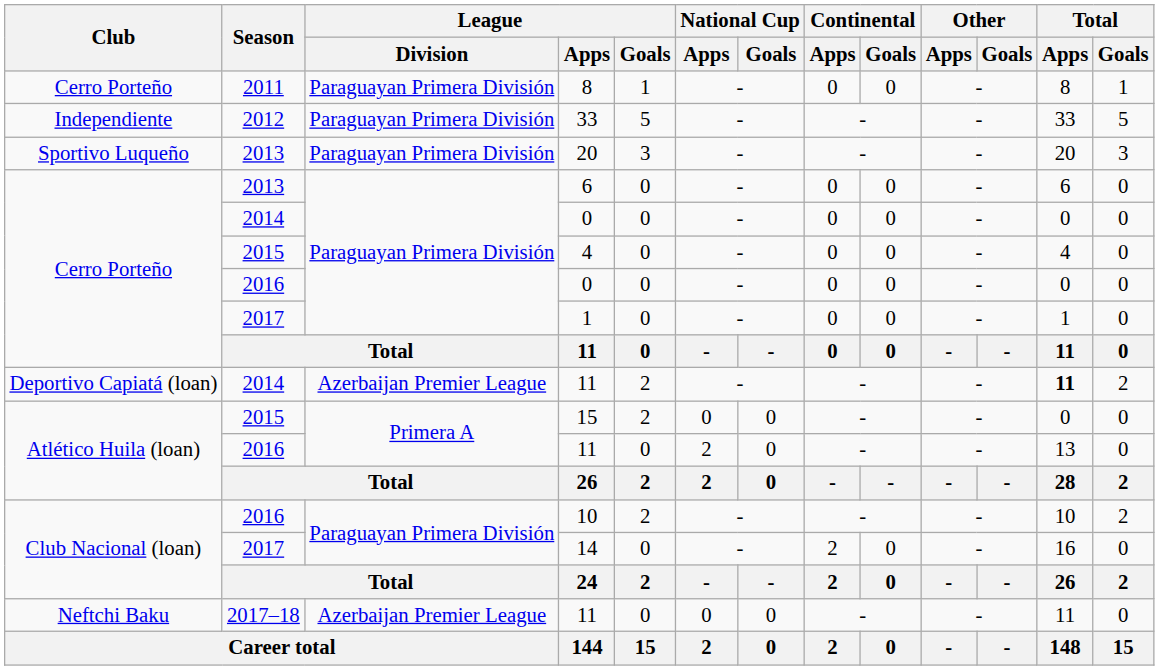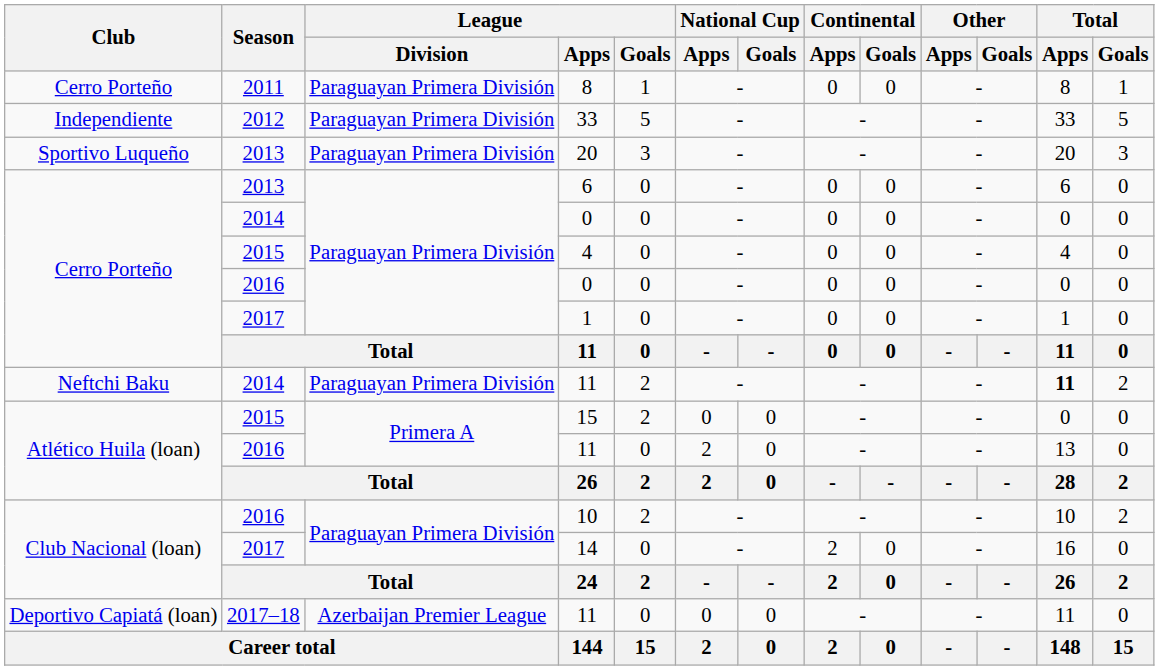(113, 383) Deportivo Capiatá (loan) -> (113, 383) Neftchi Baku
(432, 383) Azerbaijan Premier League -> (432, 383) Paraguayan Primera División
(113, 614) Neftchi Baku -> (113, 614) Deportivo Capiatá (loan)
